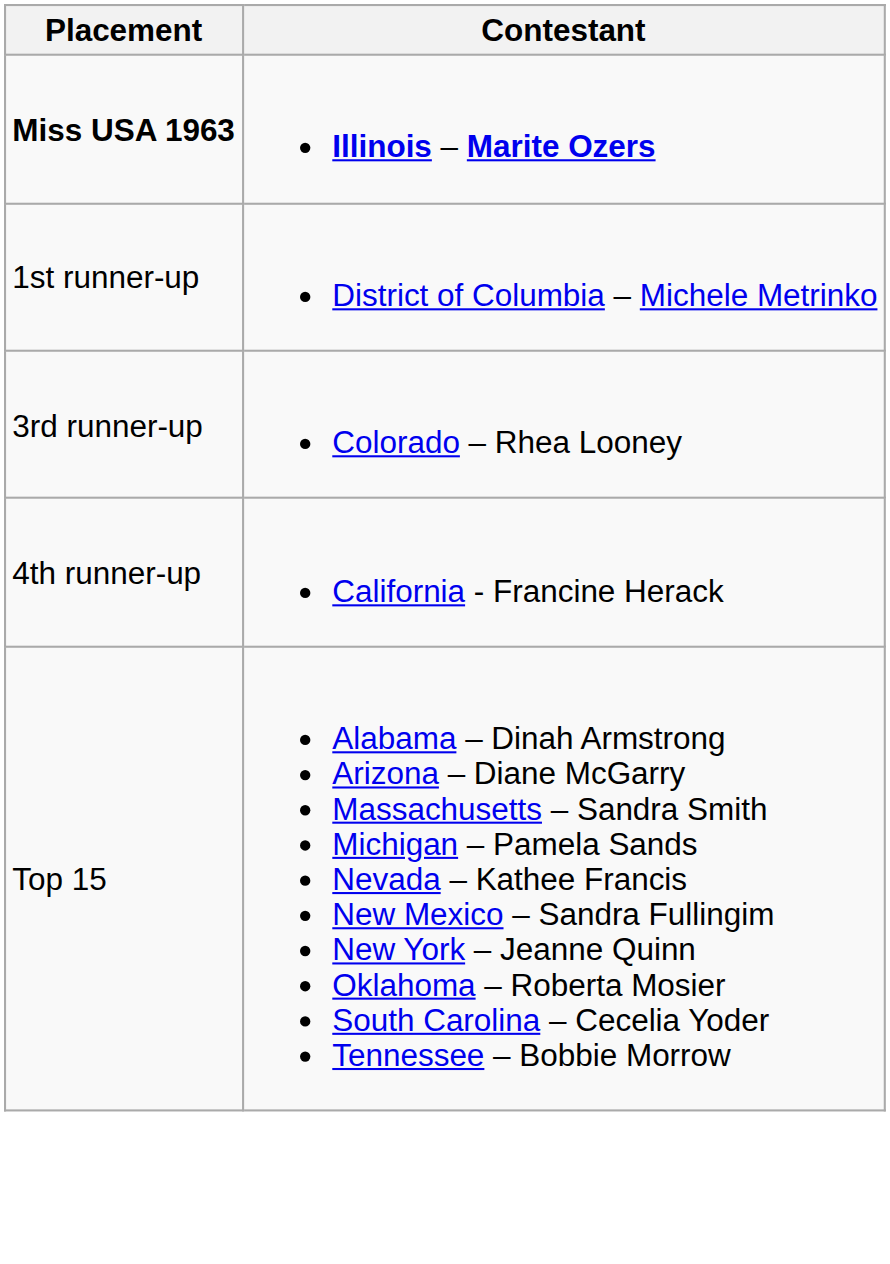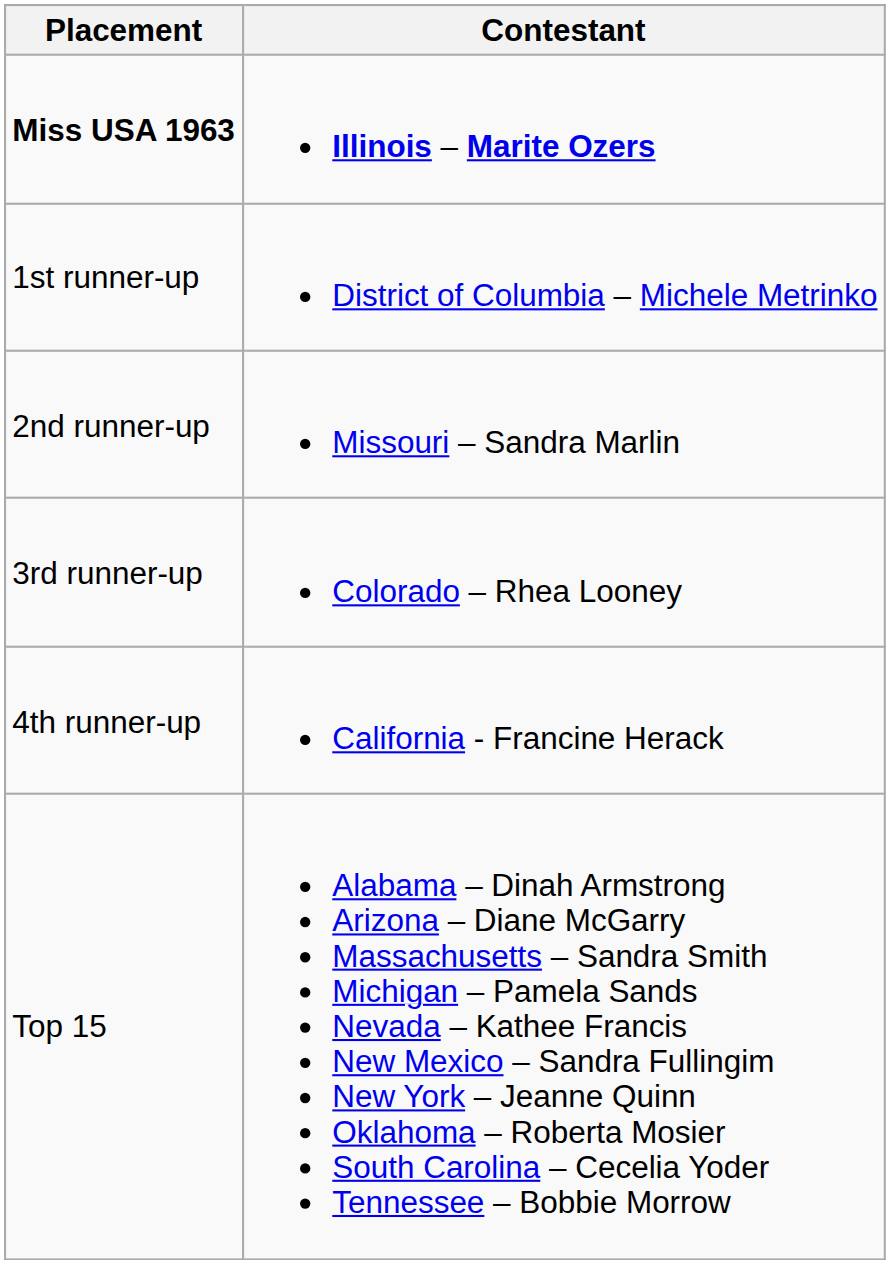+ row: (111, 425)
